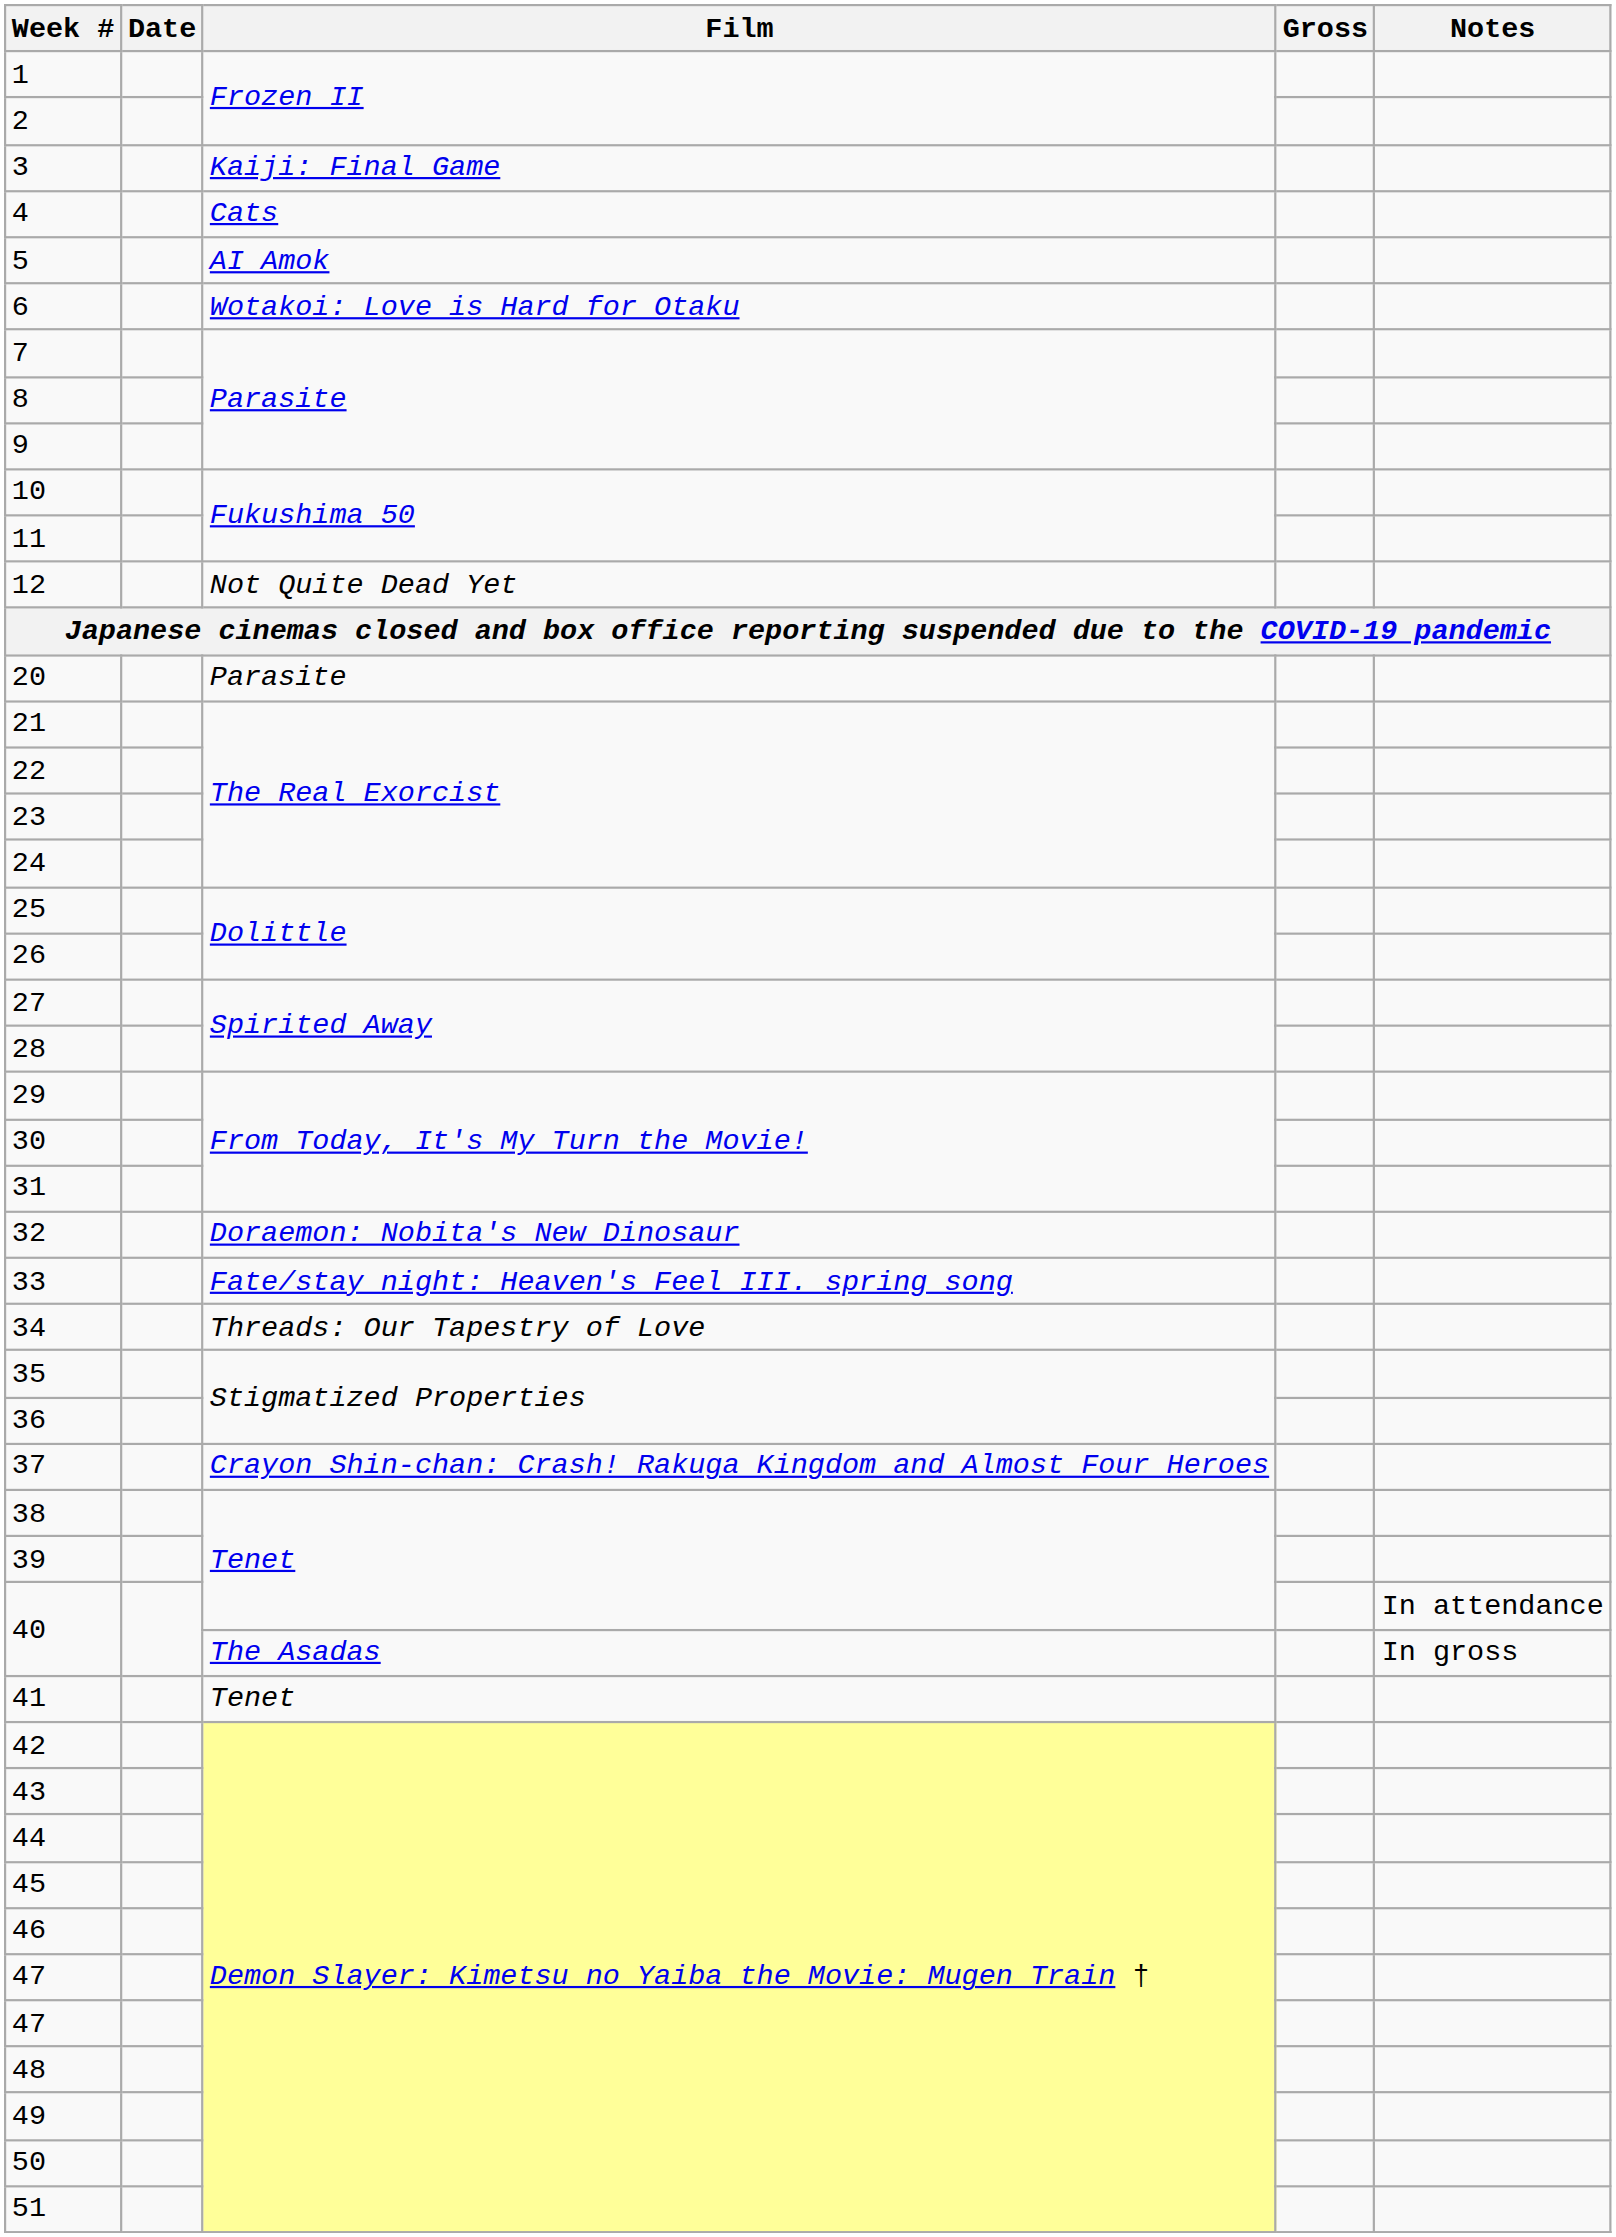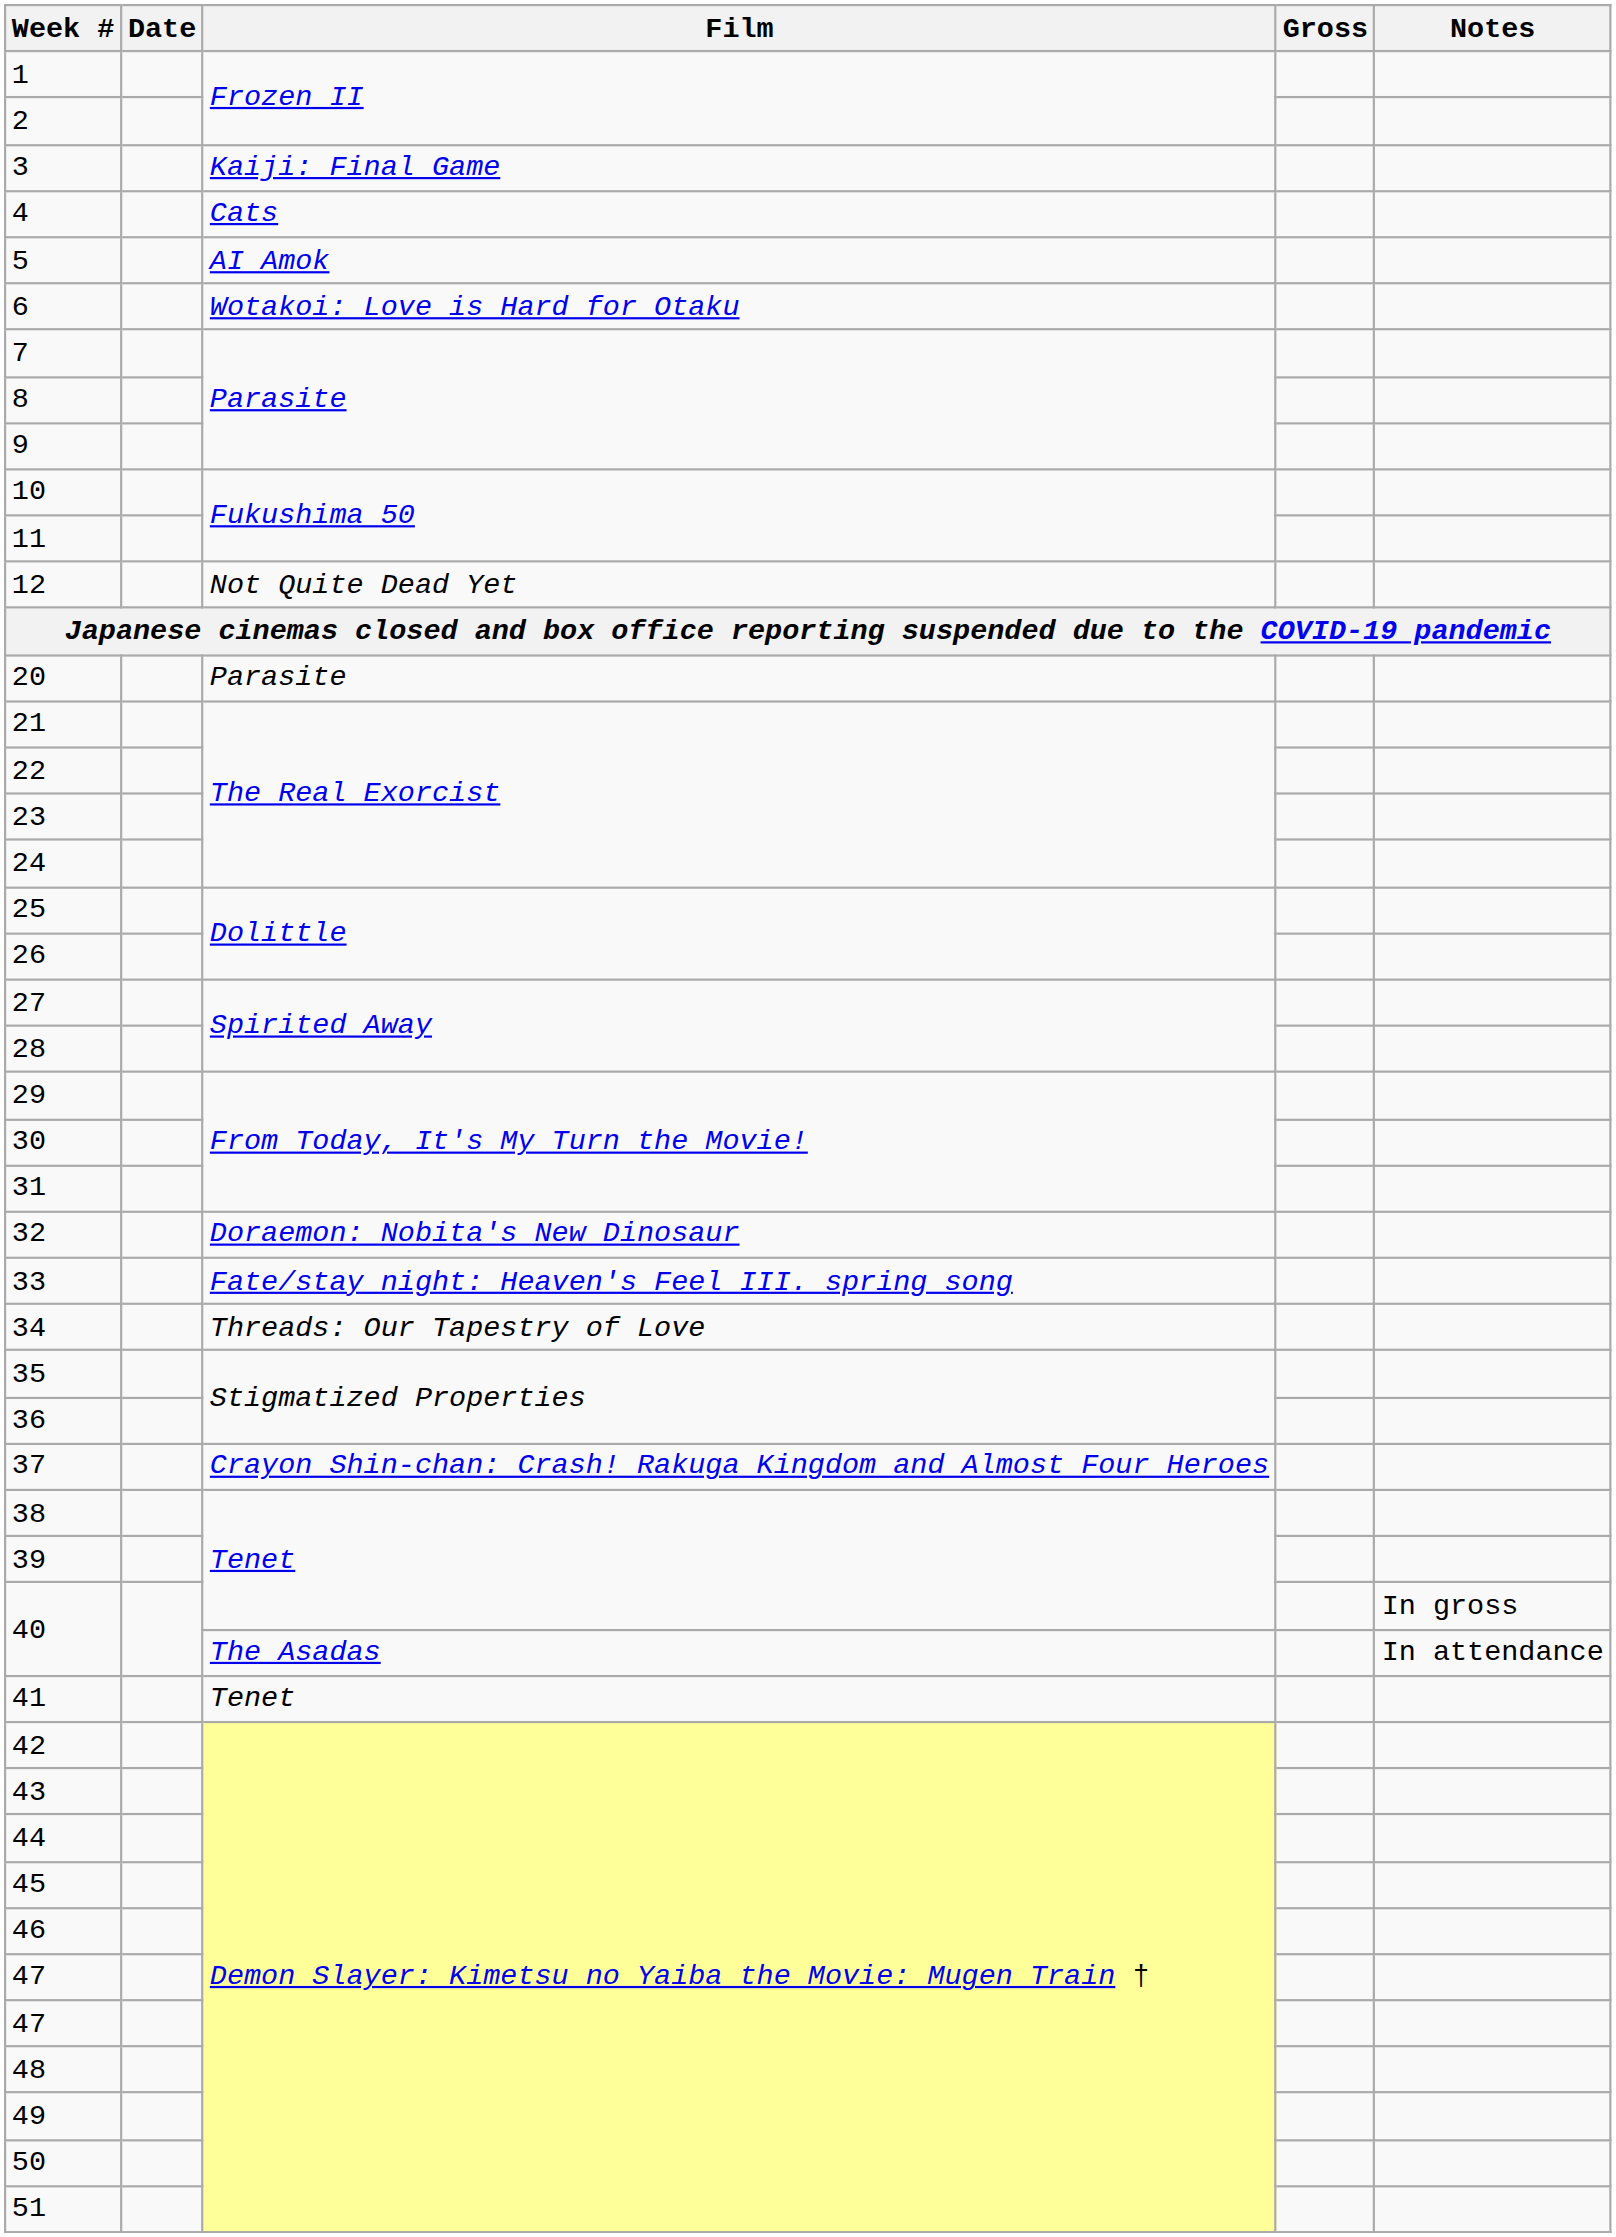(1493, 1606) In attendance -> (1450, 1606) In gross
(1450, 1652) In gross -> (1493, 1652) In attendance
